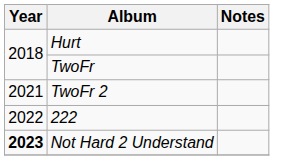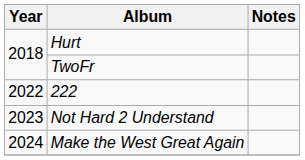- row: (79, 92)
(26, 142) bold -> (26, 117) normal
+ row: (148, 142)
